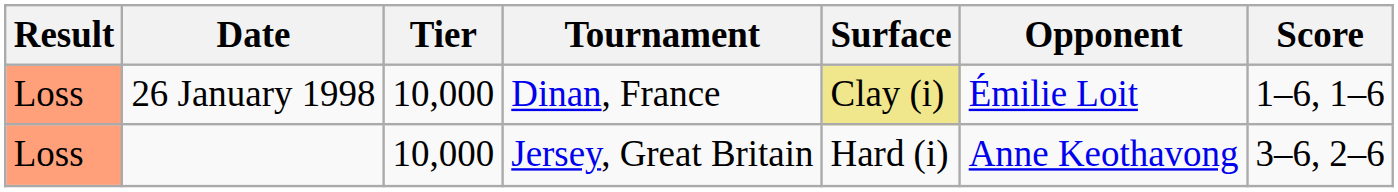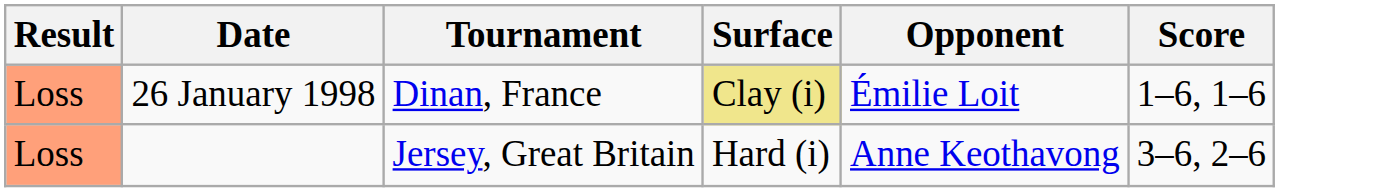- column: (443, 33)
